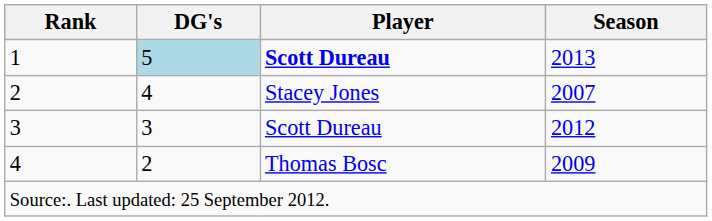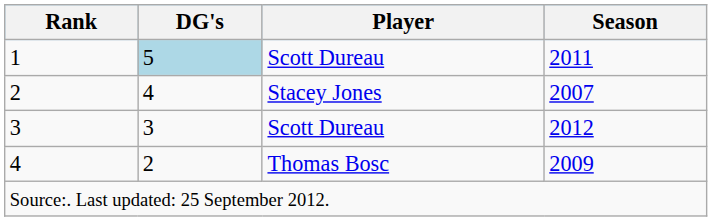(327, 57) bold -> (326, 57) normal
(573, 57) 2013 -> (571, 57) 2011
